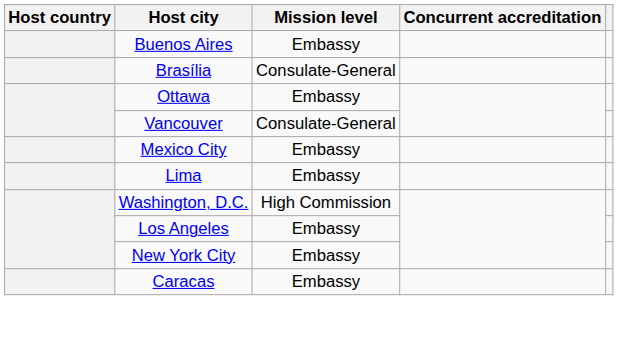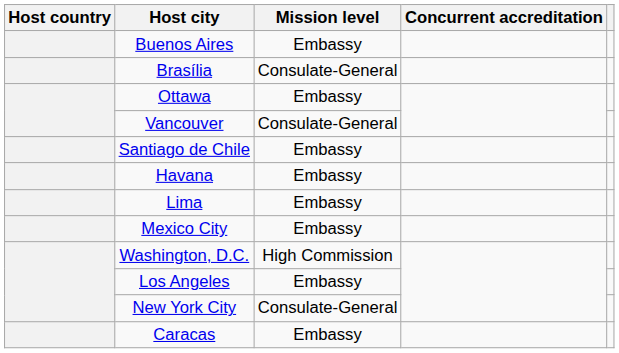+ row: (184, 149)
+ row: (184, 176)
rows swapped: (184, 149) <-> (184, 176)
(326, 255) Embassy -> (328, 307) Consulate-General
